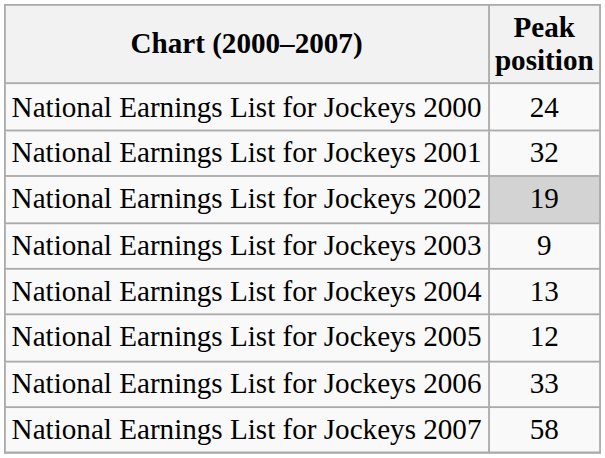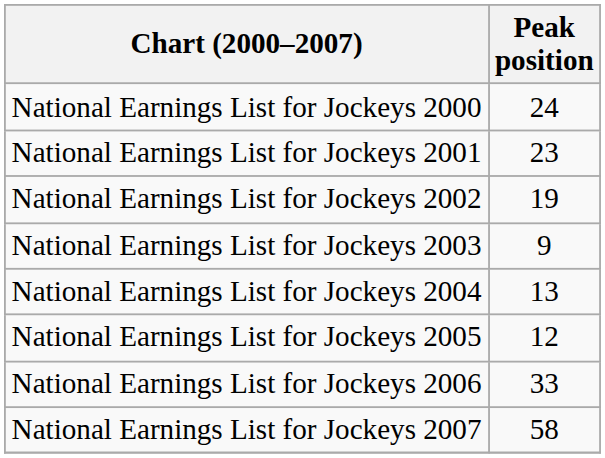(544, 152) 32 -> (544, 152) 23
(544, 198) lightgrey background -> (544, 198) no background
